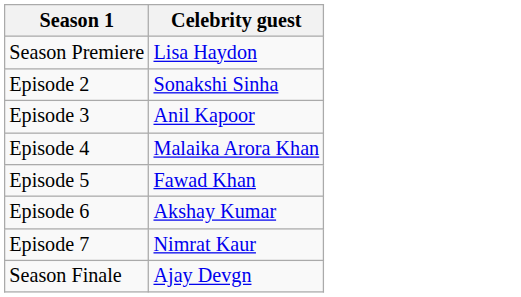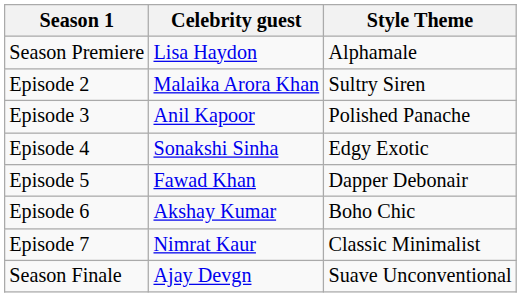+ column: (420, 20)
(216, 84) Sonakshi Sinha -> (236, 84) Malaika Arora Khan
(236, 148) Malaika Arora Khan -> (216, 148) Sonakshi Sinha
